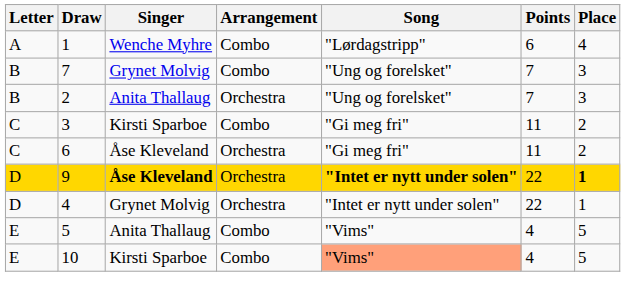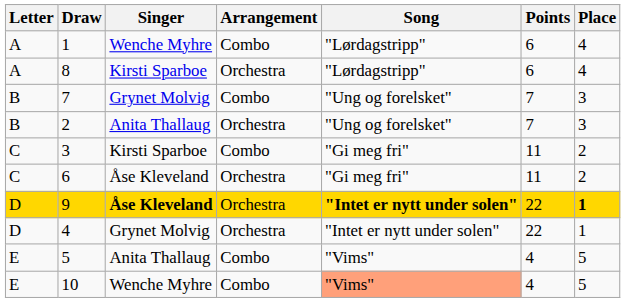+ row: (66, 71)
(158, 257) Kirsti Sparboe -> (161, 284) Wenche Myhre
